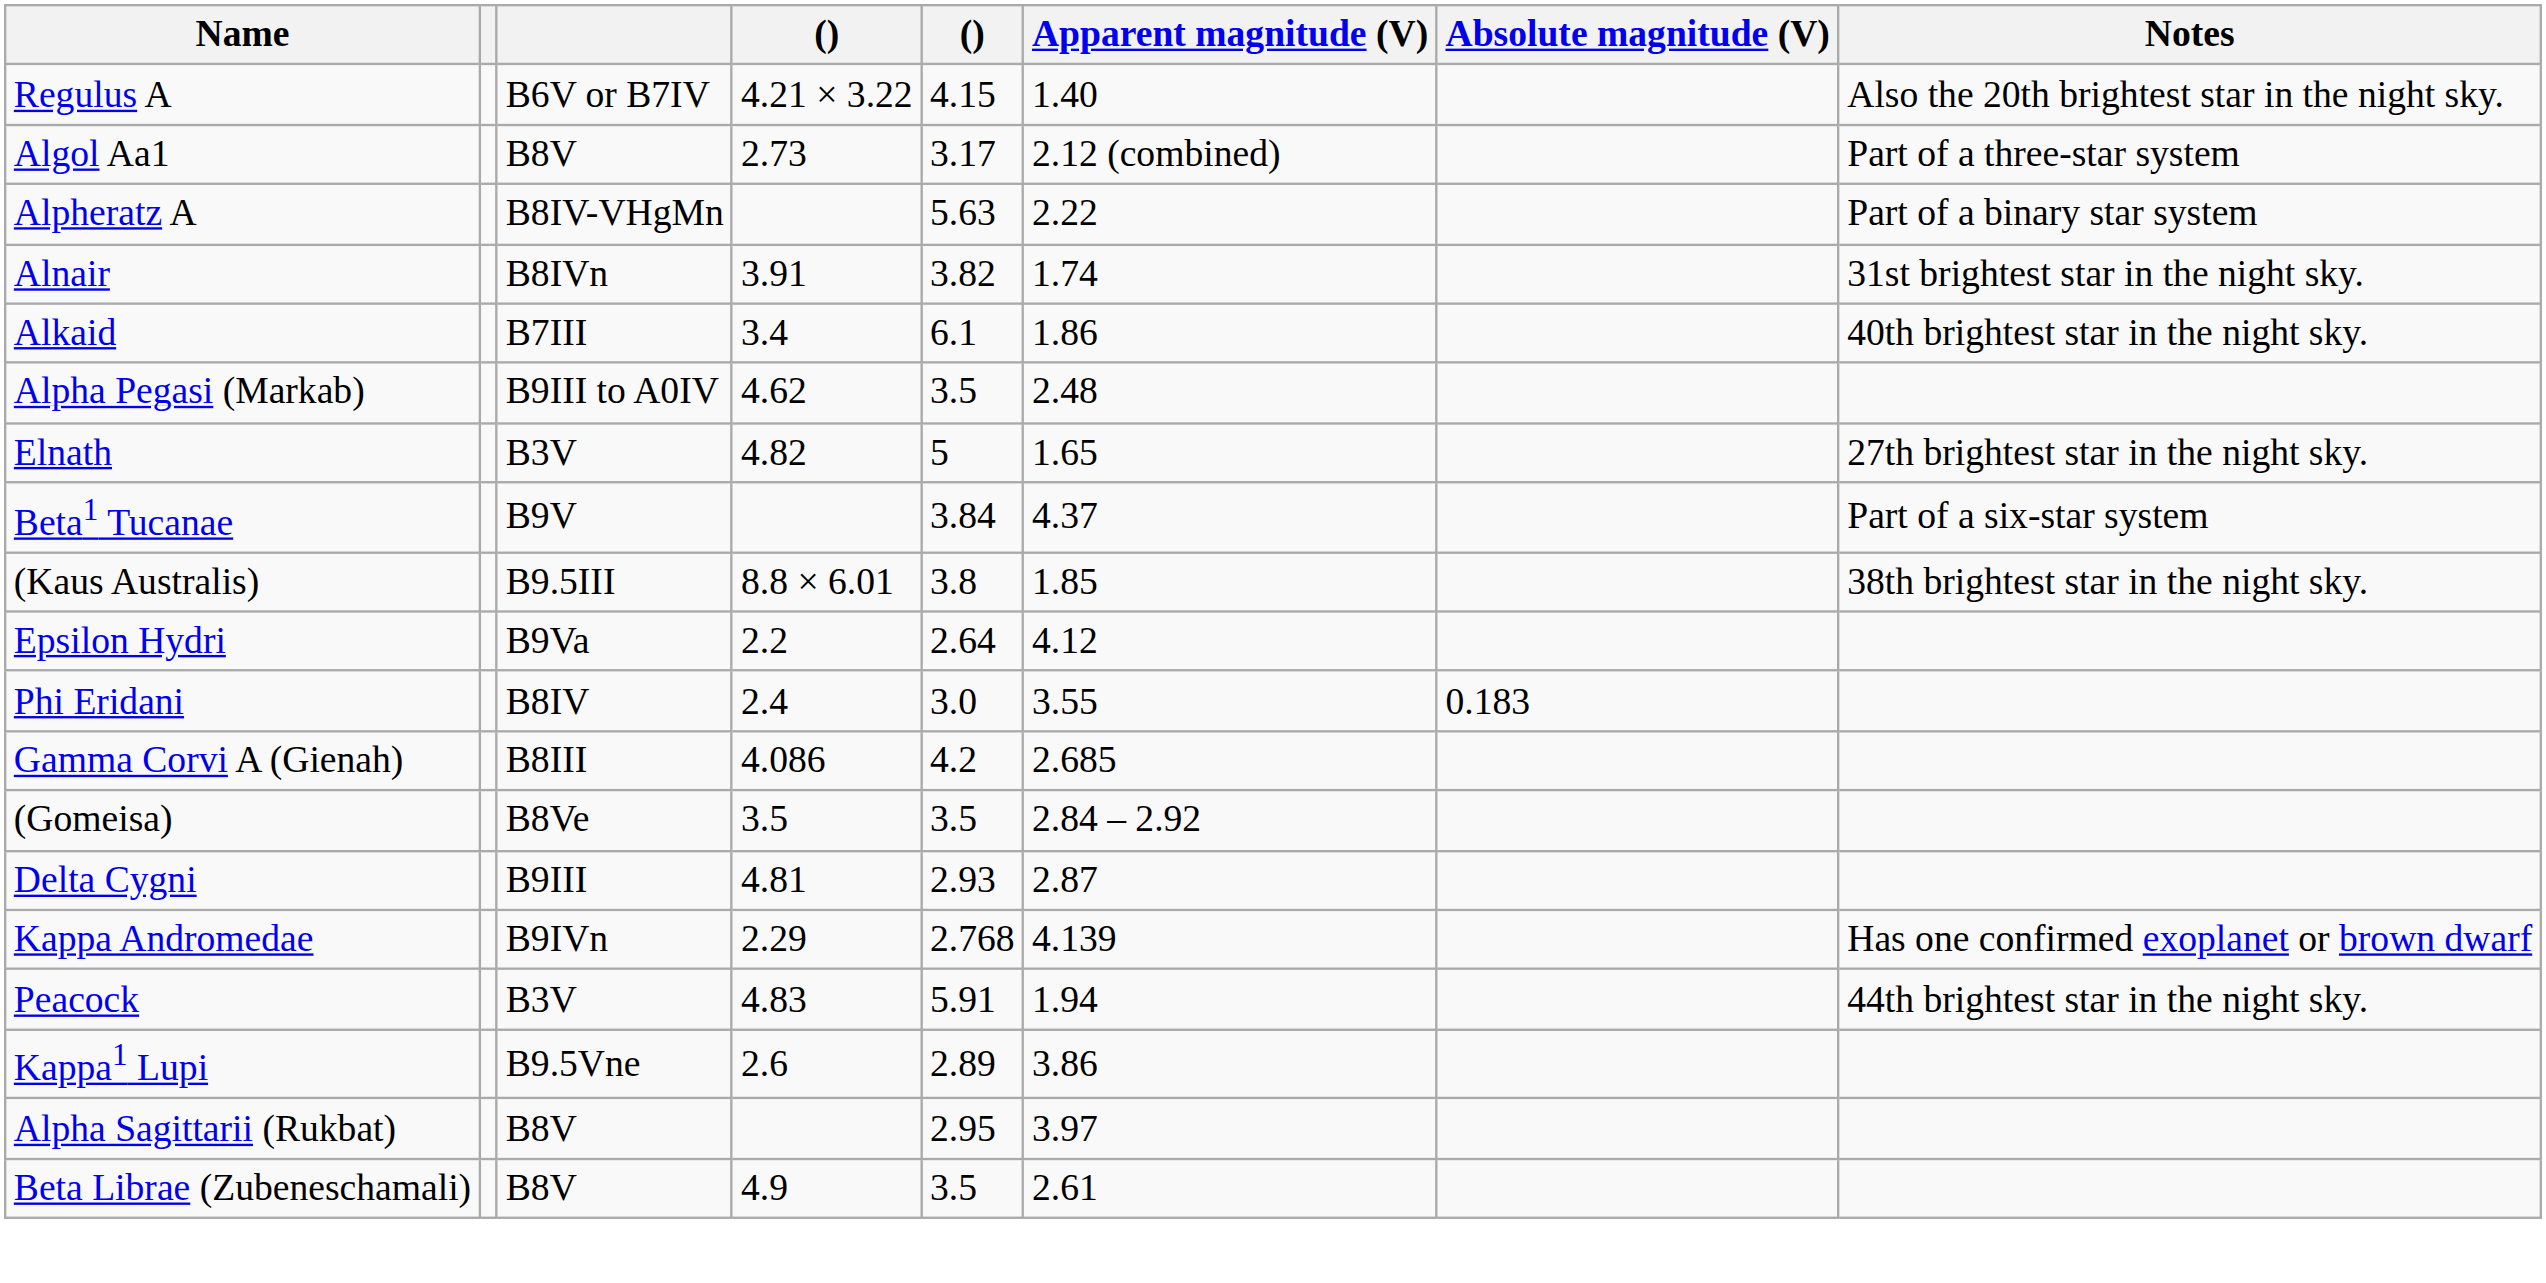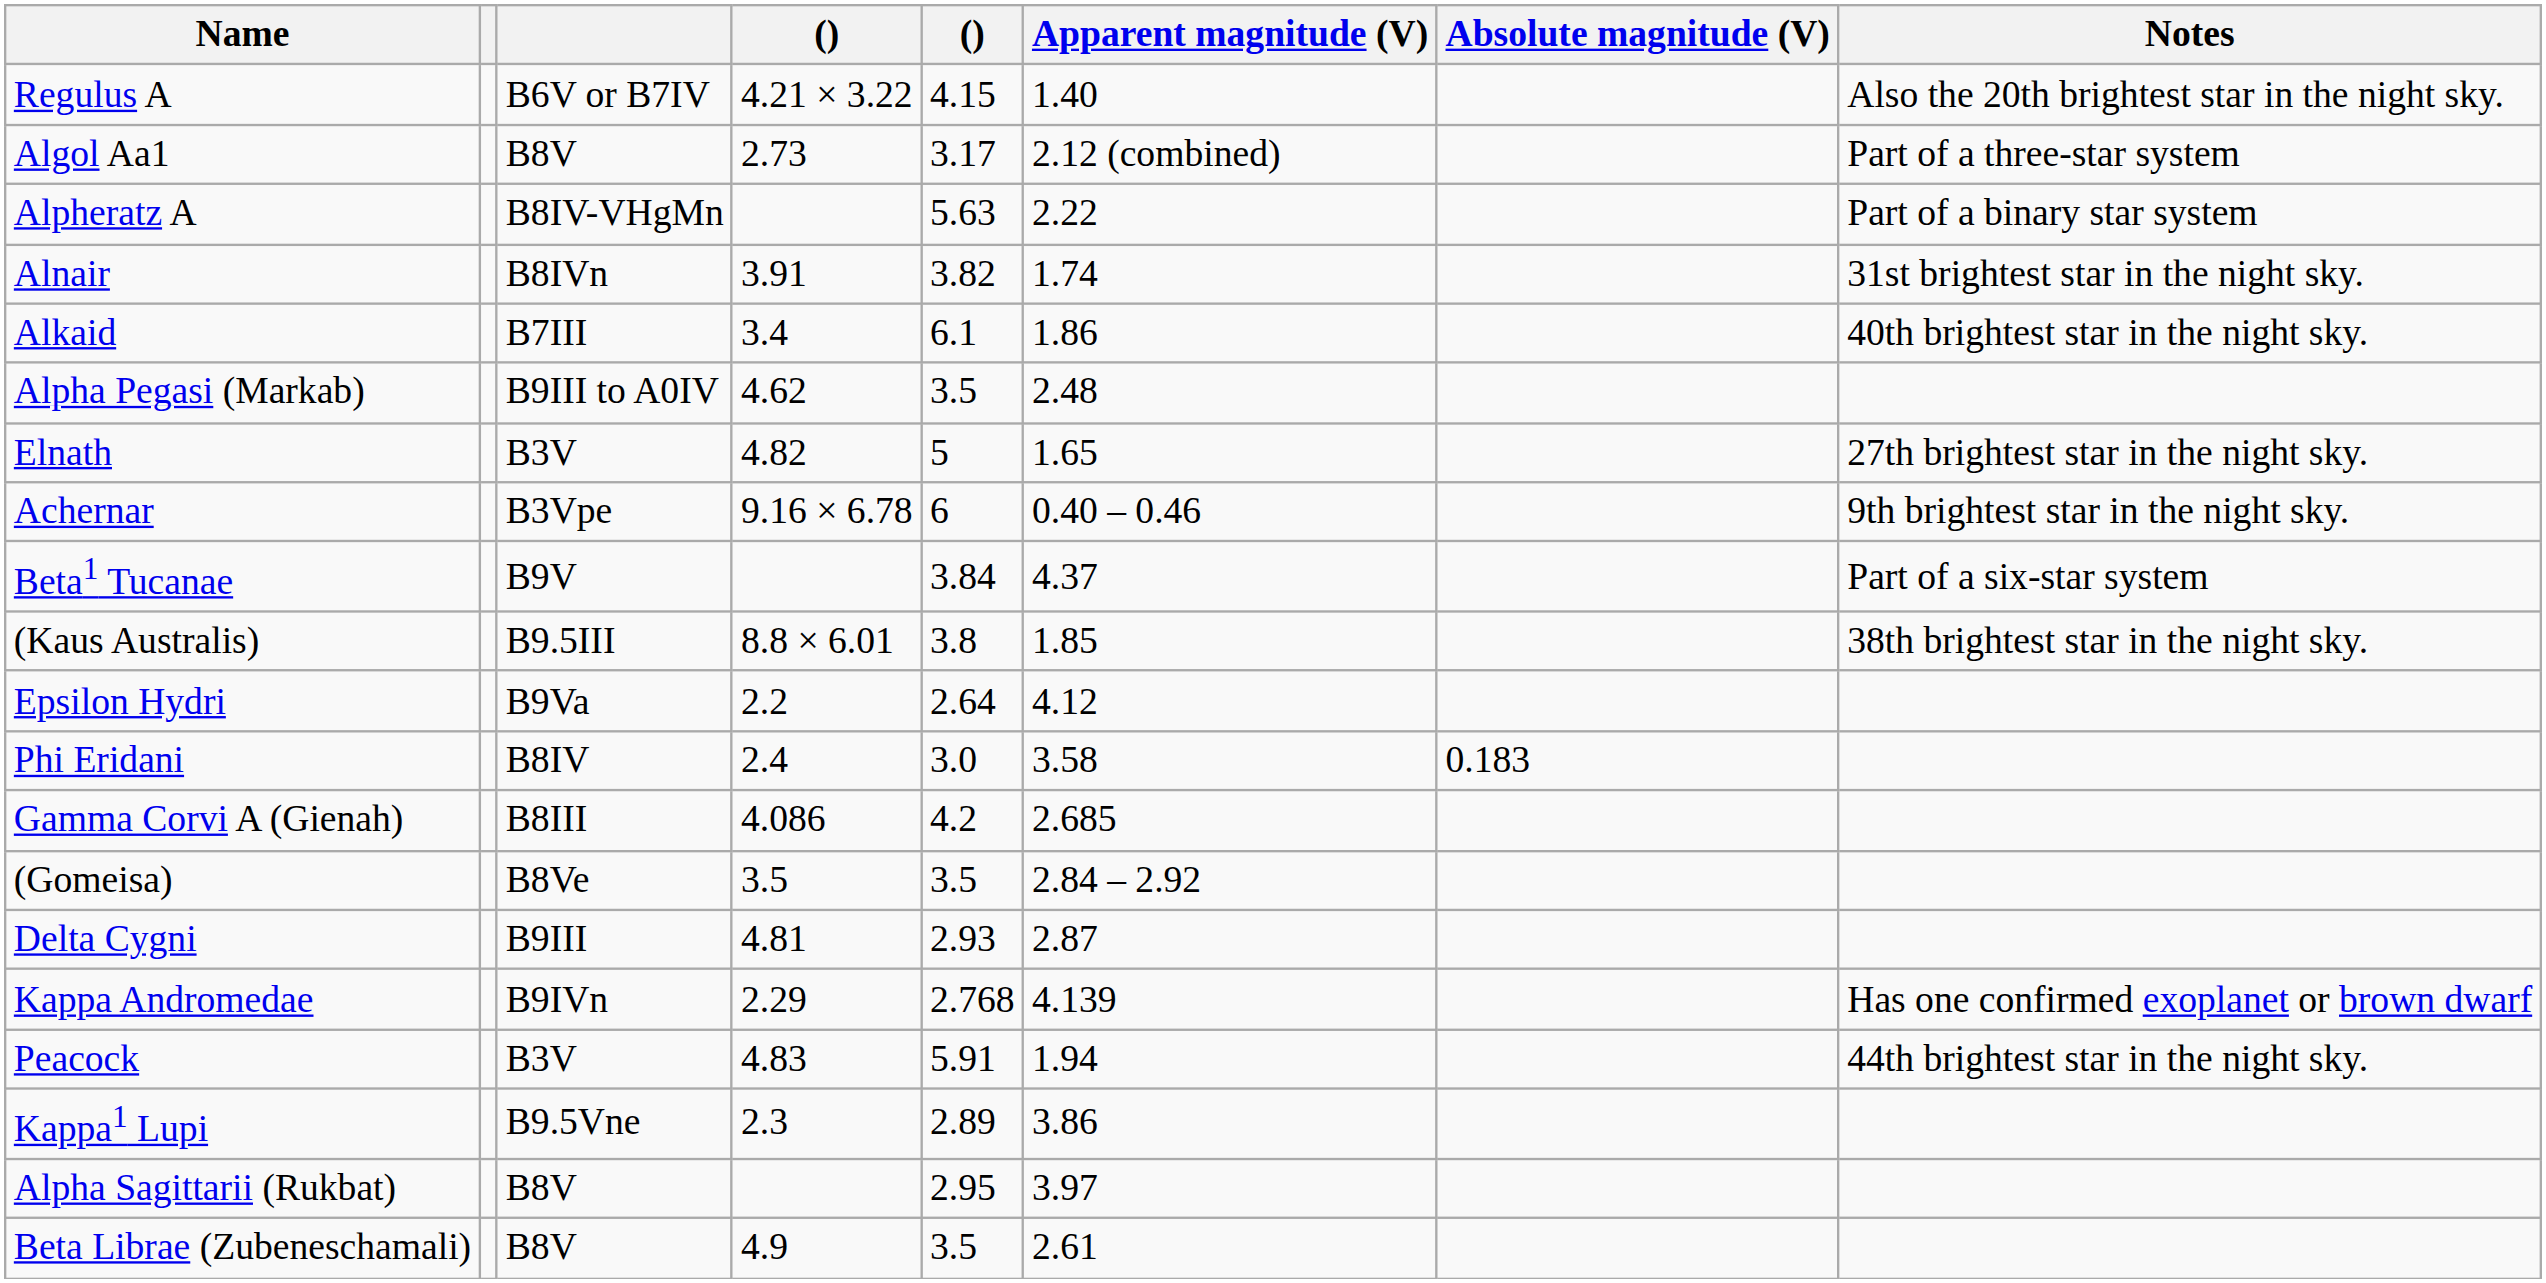+ row: (84, 511)
(1065, 700) 3.55 -> (1065, 760) 3.58
(765, 1063) 2.6 -> (765, 1122) 2.3
